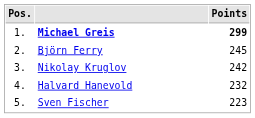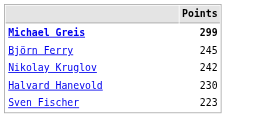- column: (20, 14)
(238, 85) 232 -> (209, 85) 230
